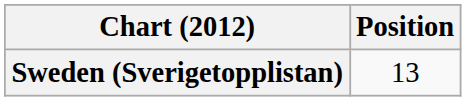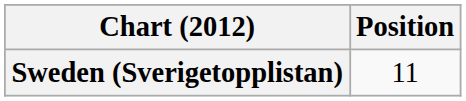(405, 72) 13 -> (405, 72) 11
